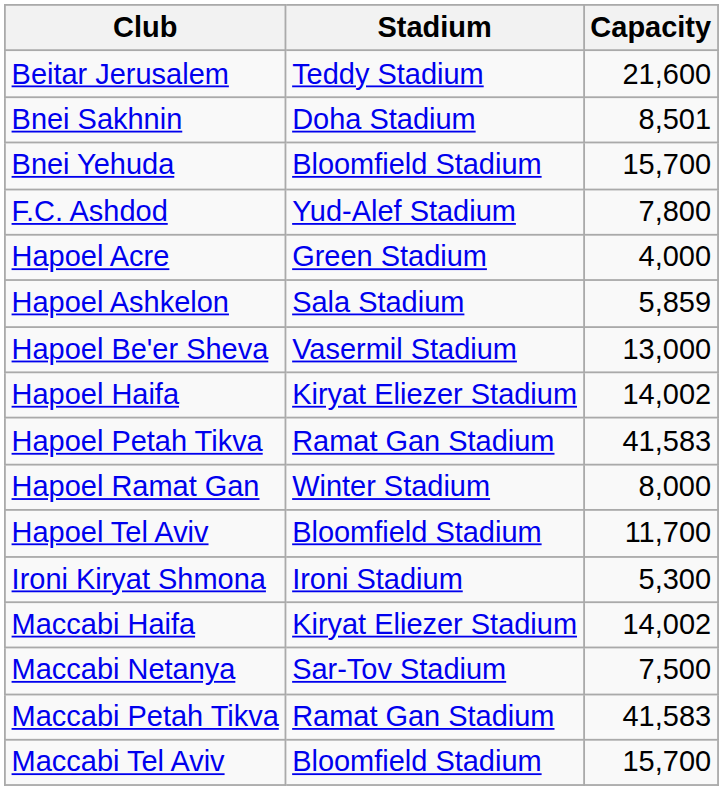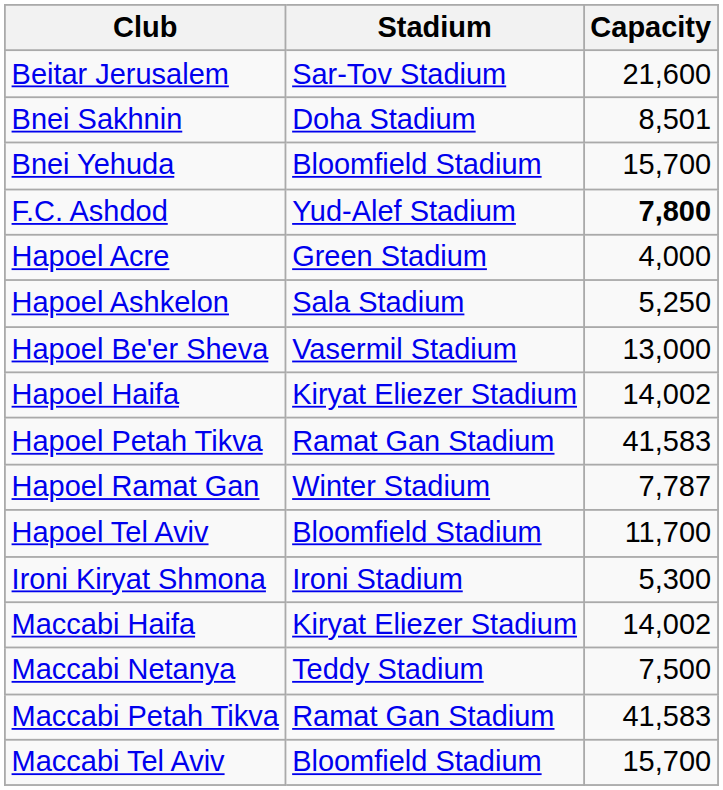(388, 73) Teddy Stadium -> (399, 73) Sar-Tov Stadium
(675, 211) normal -> (675, 211) bold
(675, 303) 5,859 -> (675, 303) 5,250
(675, 486) 8,000 -> (675, 486) 7,787
(399, 670) Sar-Tov Stadium -> (388, 670) Teddy Stadium
